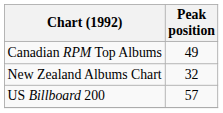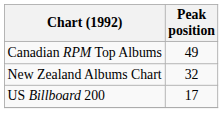(192, 96) 57 -> (192, 96) 17
